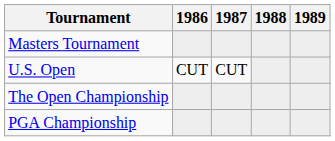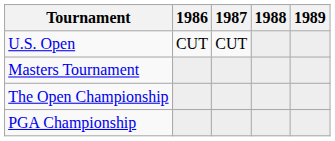rows swapped: (74, 44) <-> (42, 70)
